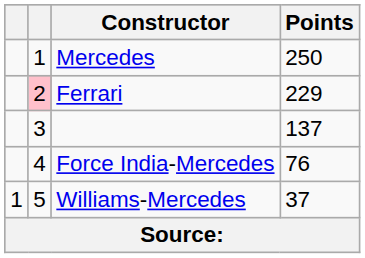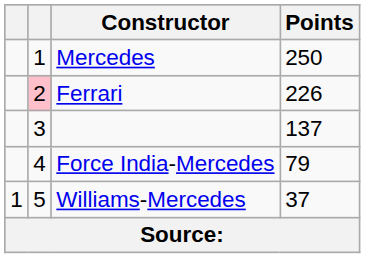(304, 93) 229 -> (304, 93) 226
(298, 164) 76 -> (298, 164) 79
